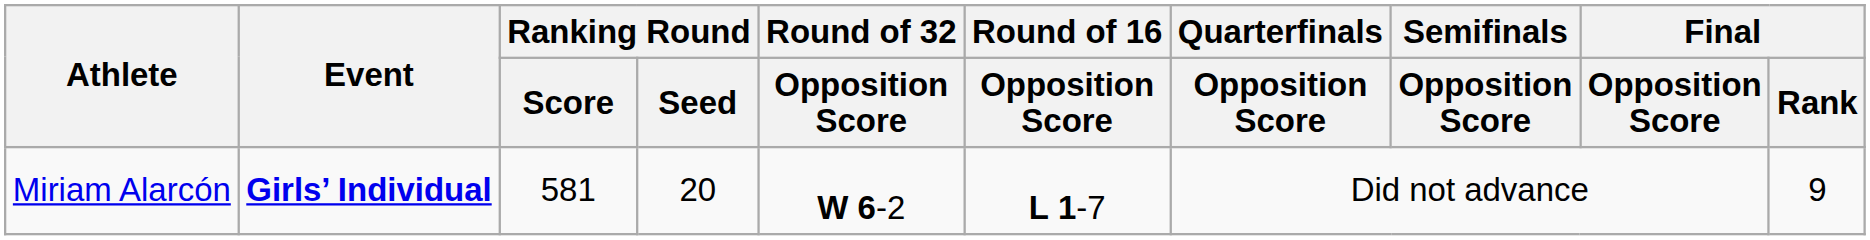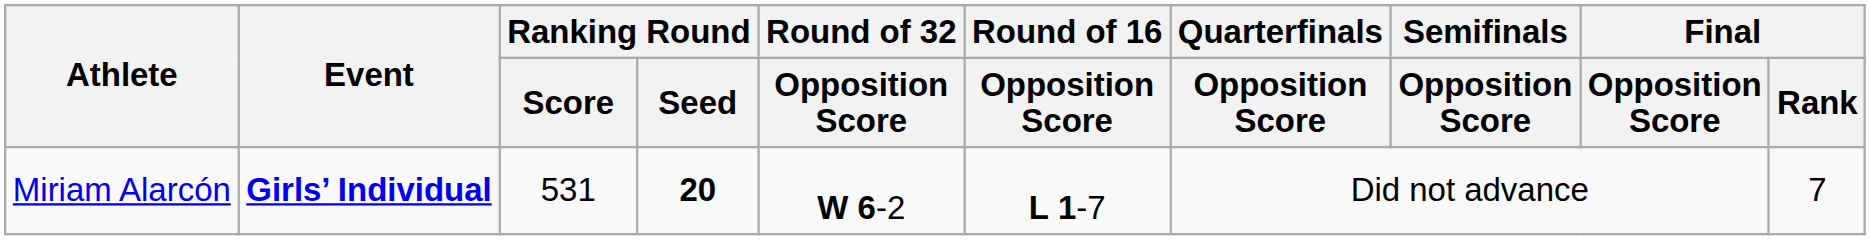(568, 191) 581 -> (568, 191) 531
(698, 191) normal -> (698, 191) bold
(1817, 191) 9 -> (1817, 191) 7
